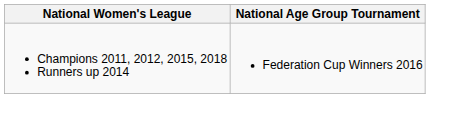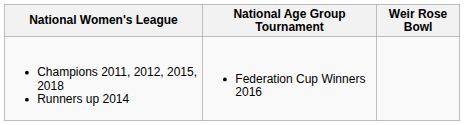+ column: (418, 20)
